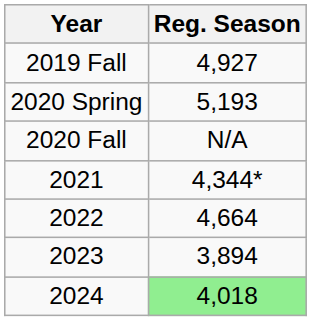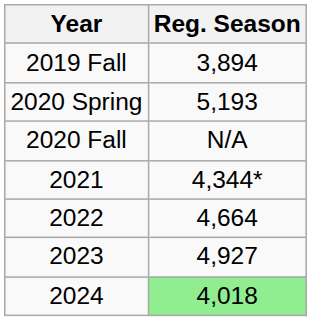(227, 62) 4,927 -> (227, 62) 3,894
(227, 256) 3,894 -> (227, 256) 4,927
